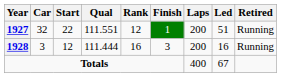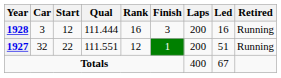rows swapped: (18, 30) <-> (18, 47)
